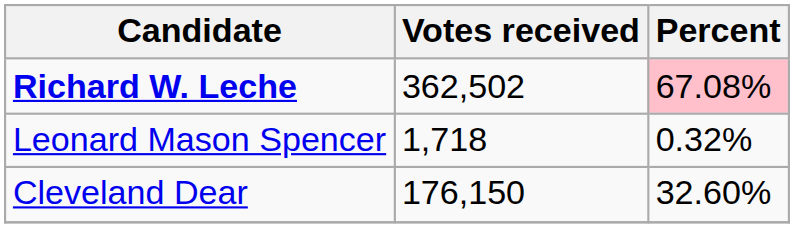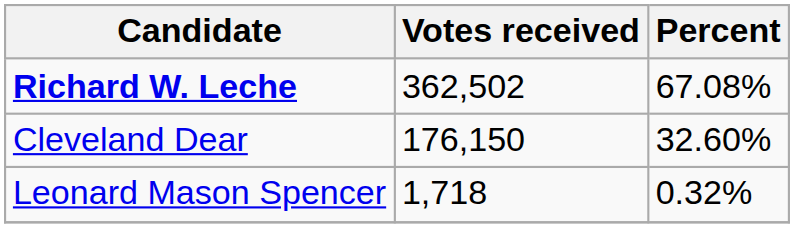(713, 85) pink background -> (713, 85) no background
rows swapped: (130, 193) <-> (200, 139)
